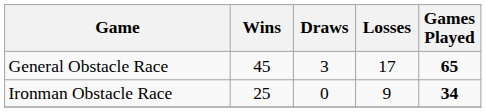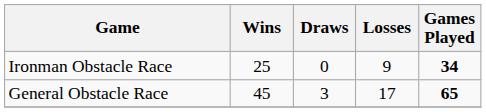rows swapped: (88, 65) <-> (90, 93)
